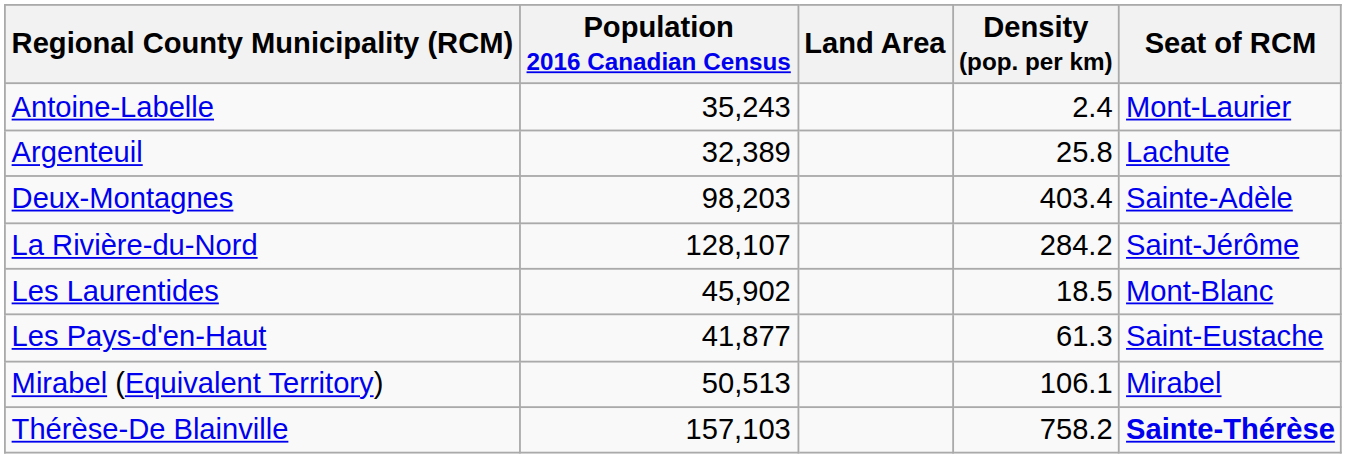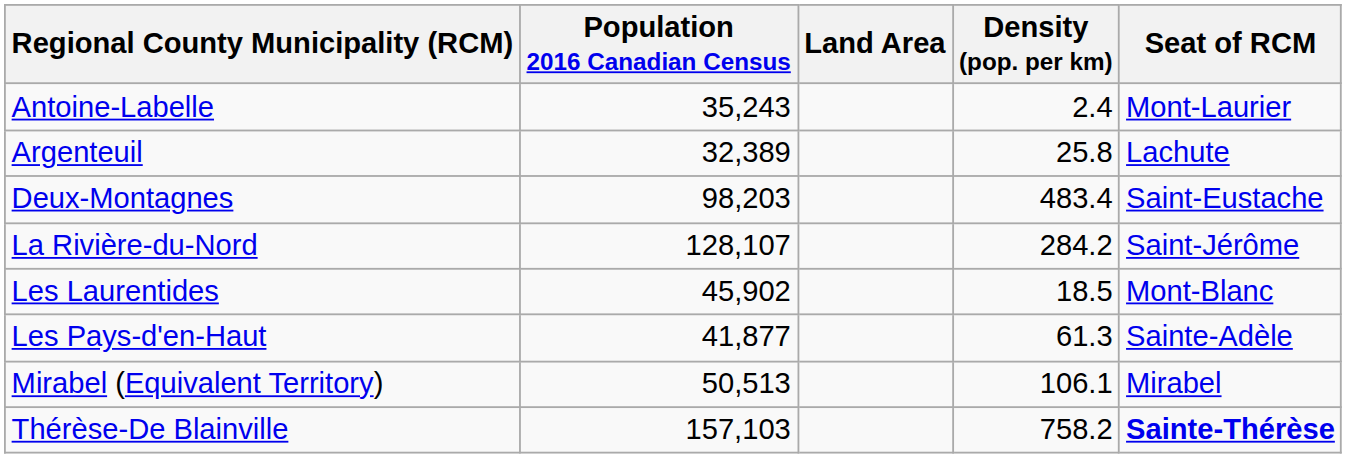(1076, 198) 403.4 -> (1076, 198) 483.4
(1209, 198) Sainte-Adèle -> (1225, 198) Saint-Eustache
(1225, 337) Saint-Eustache -> (1209, 337) Sainte-Adèle
